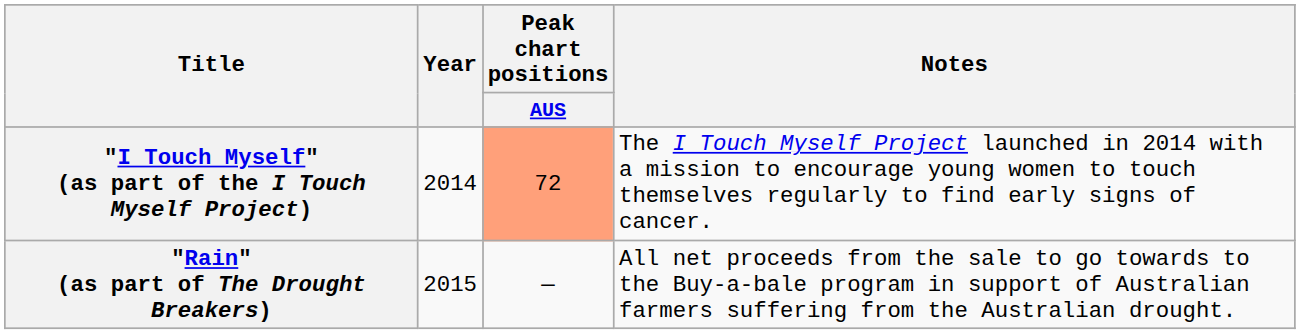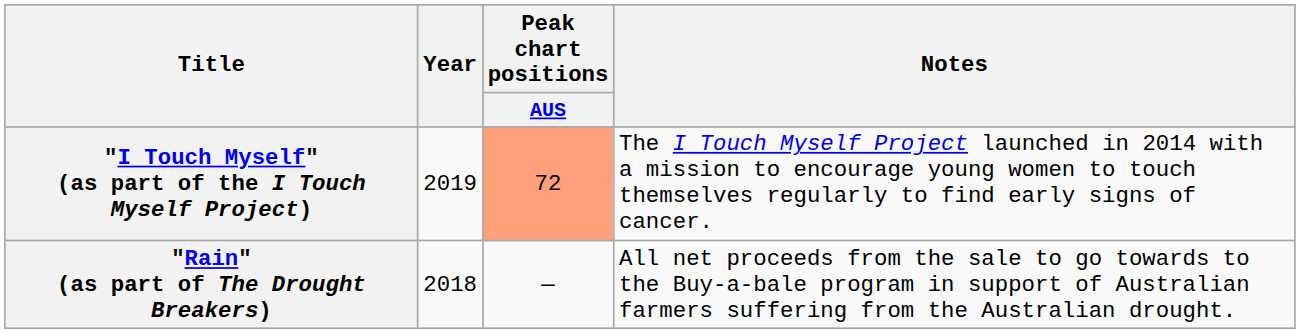(450, 184) 2014 -> (450, 184) 2019
(450, 285) 2015 -> (450, 285) 2018
